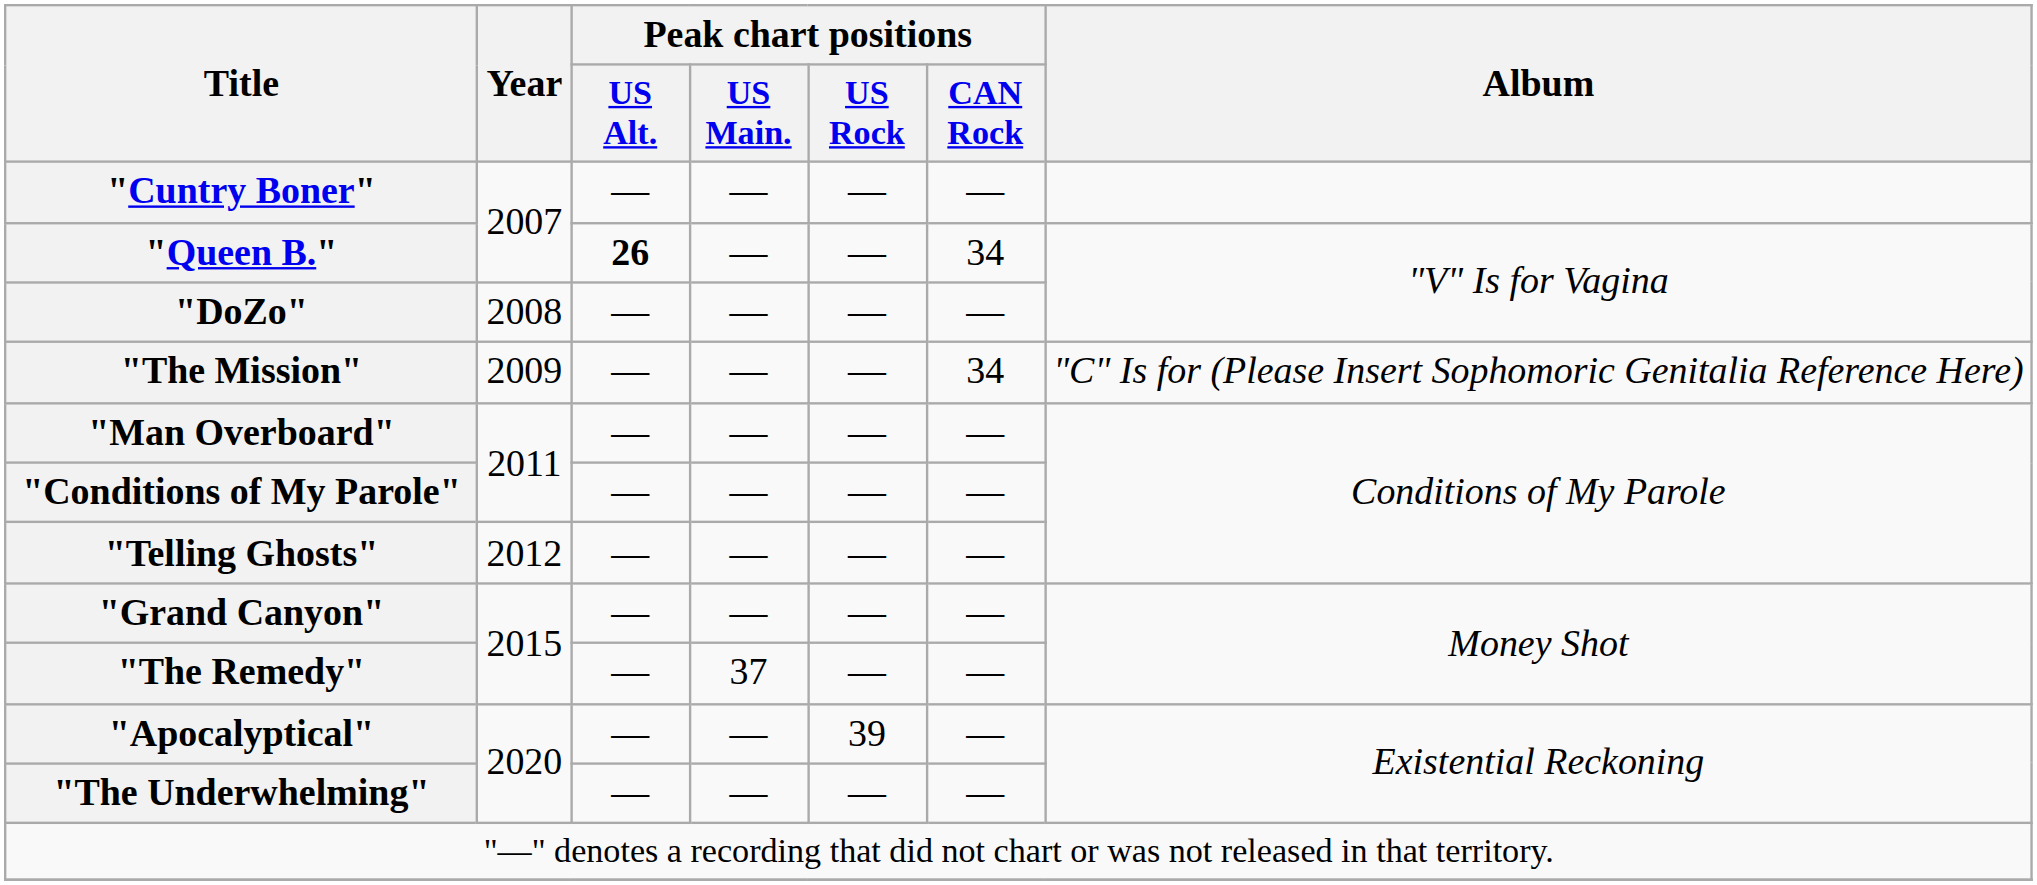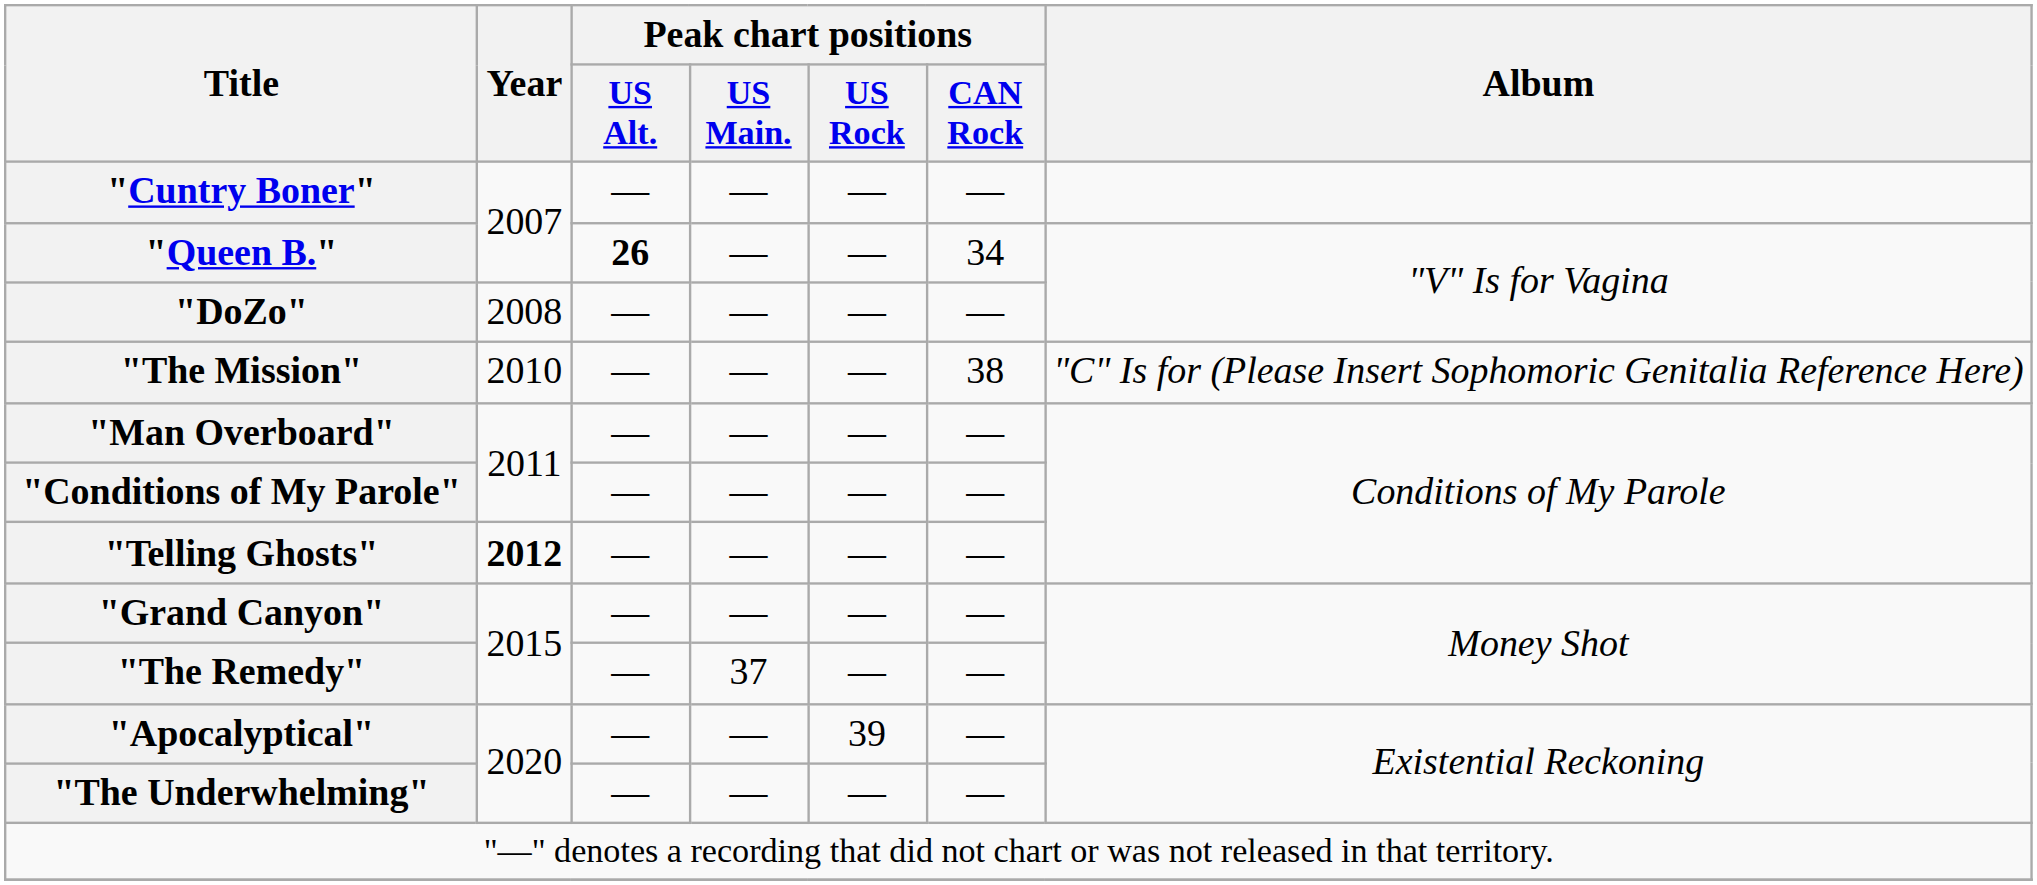(524, 371) 2009 -> (524, 371) 2010
(985, 371) 34 -> (985, 371) 38
(524, 552) normal -> (524, 552) bold
